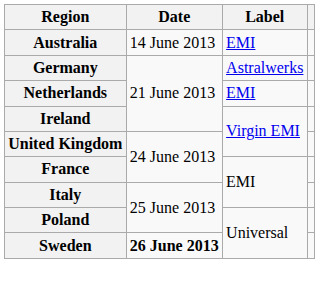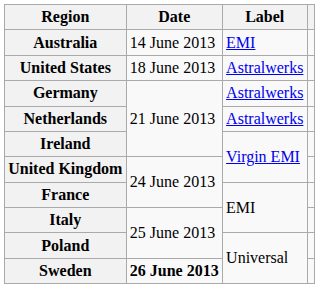+ row: (65, 67)
(241, 93) EMI -> (265, 118) Astralwerks
